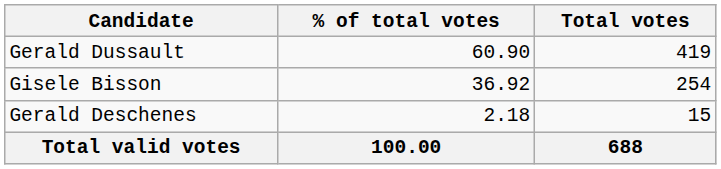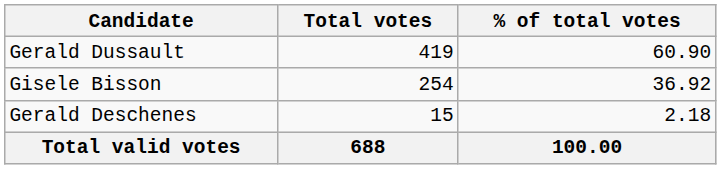columns swapped: (625, 21) <-> (406, 21)
